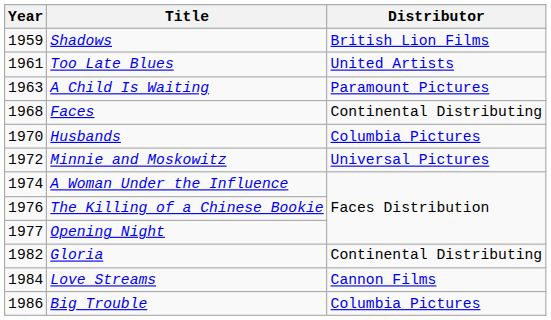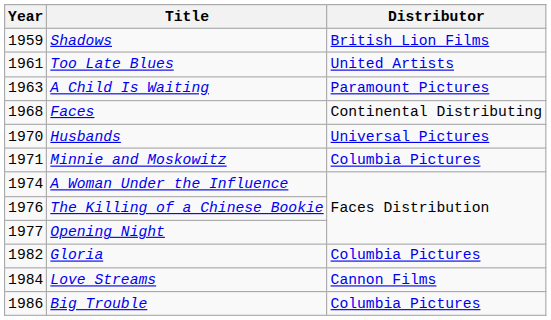(406, 136) Columbia Pictures -> (410, 136) Universal Pictures
(26, 160) 1972 -> (26, 160) 1971
(410, 160) Universal Pictures -> (406, 160) Columbia Pictures
(436, 256) Continental Distributing -> (406, 256) Columbia Pictures
